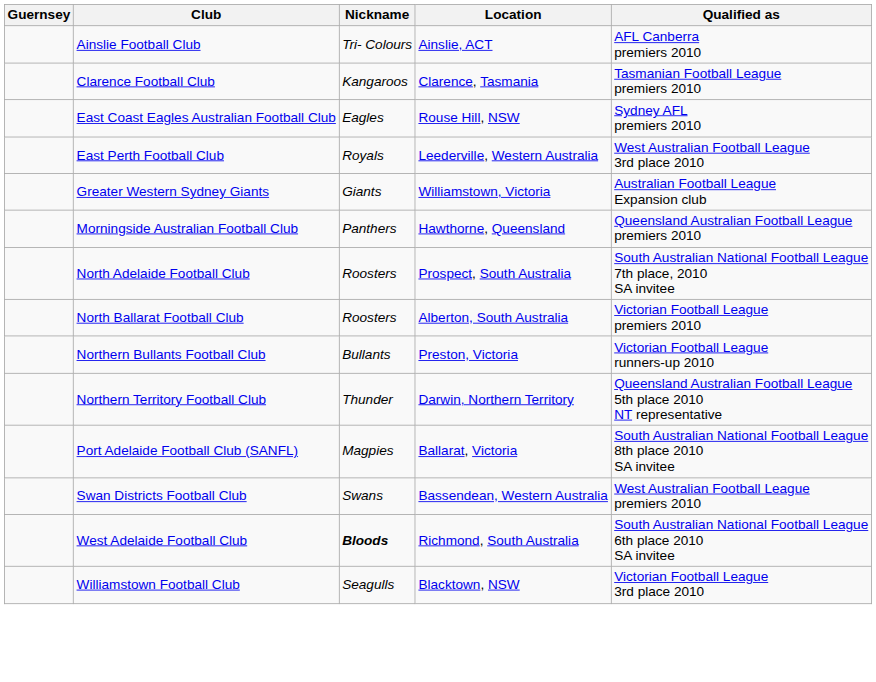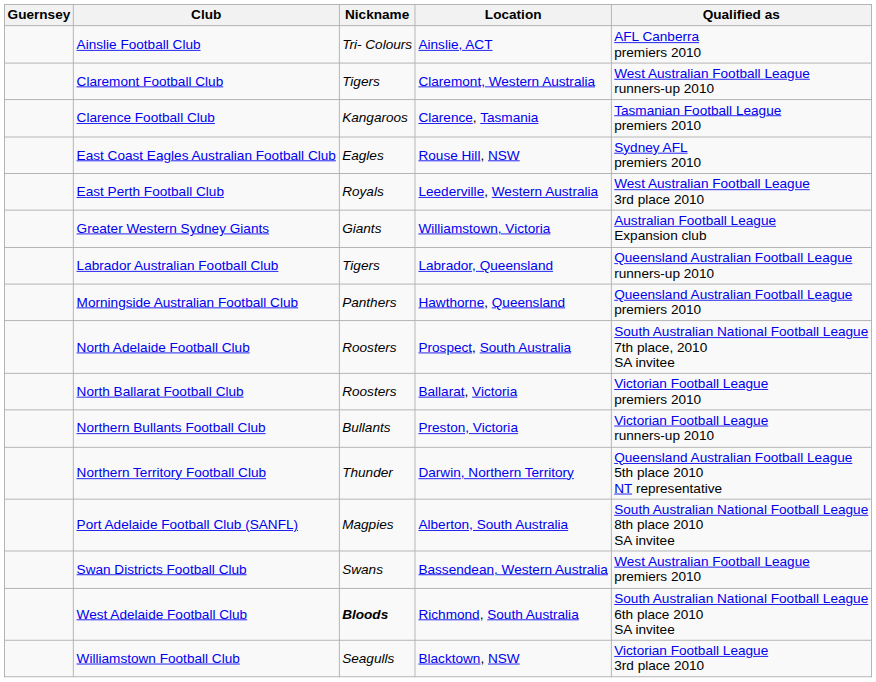+ row: (150, 81)
+ row: (177, 265)
(493, 317) Alberton, South Australia -> (468, 391) Ballarat, Victoria
(468, 451) Ballarat, Victoria -> (493, 525) Alberton, South Australia
